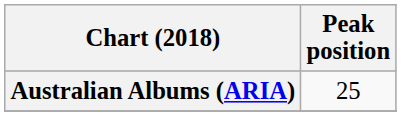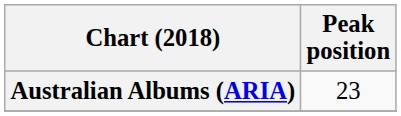(348, 90) 25 -> (348, 90) 23
